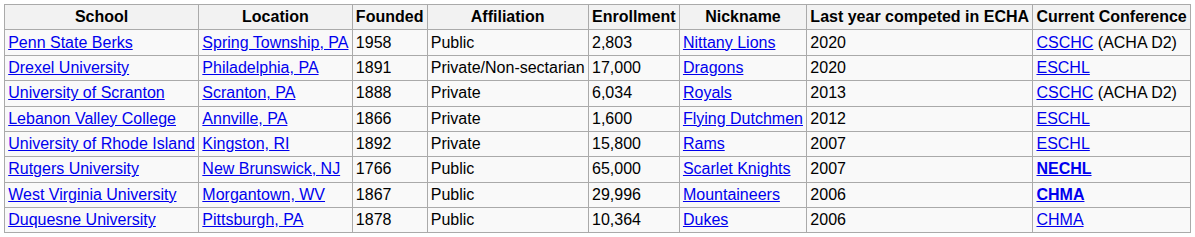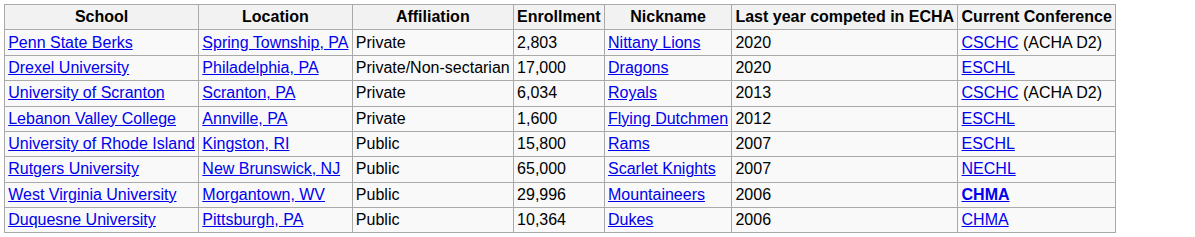- column: (390, 17)
(453, 42) Public -> (381, 42) Private
(456, 144) Private -> (378, 144) Public
(1064, 169) bold -> (989, 169) normal
